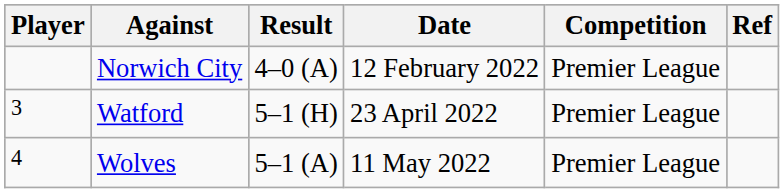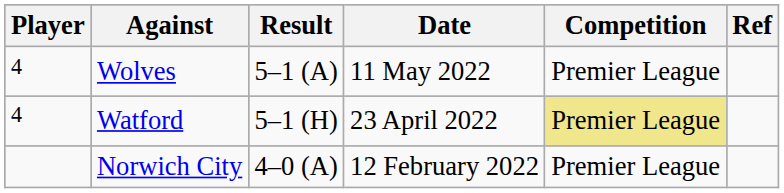rows swapped: (170, 67) <-> (136, 162)
(16, 108) 3 -> (16, 115) 4
(636, 113) no background -> (636, 120) khaki background
